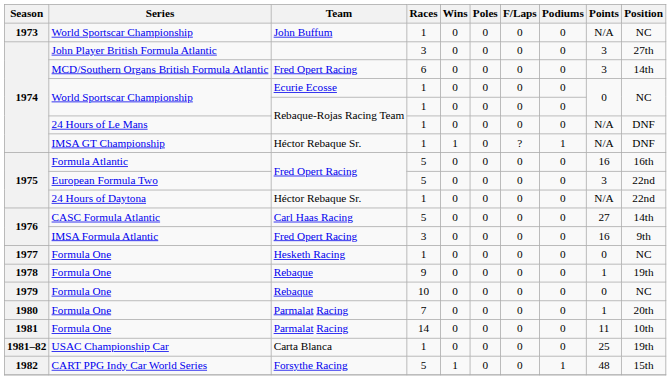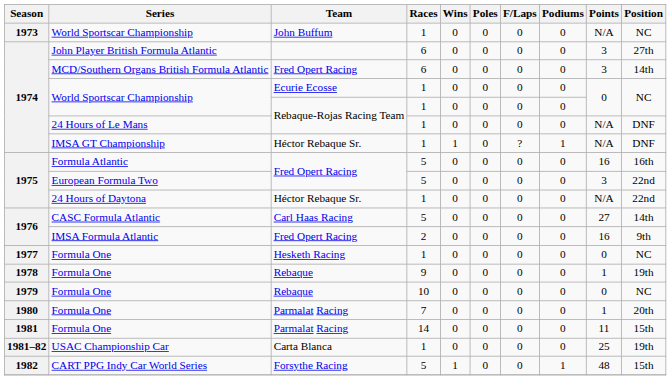(423, 51) 3 -> (423, 51) 6
(423, 236) 3 -> (423, 236) 2
(644, 329) 10th -> (644, 329) 15th
